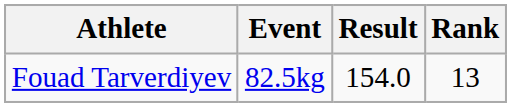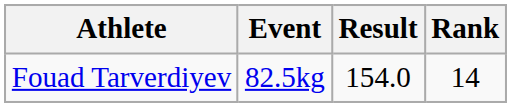(465, 76) 13 -> (465, 76) 14
